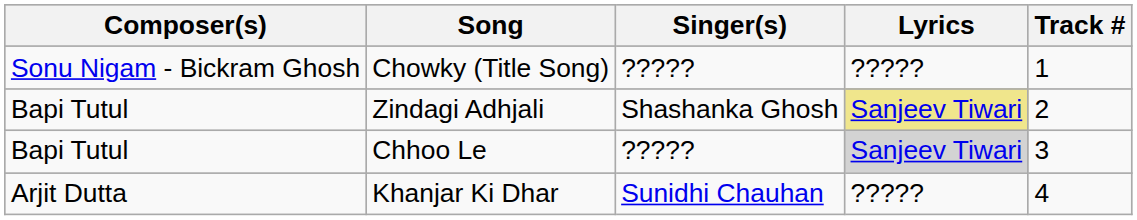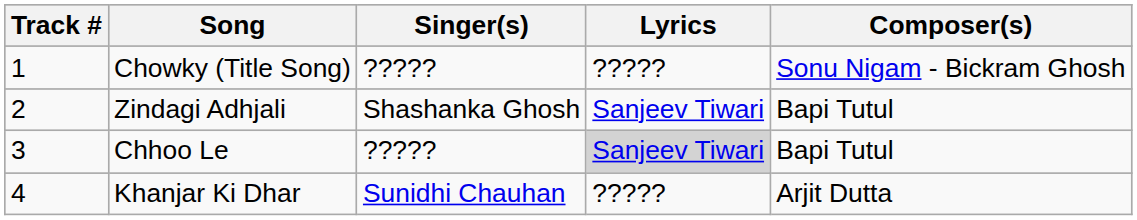columns swapped: (1080, 25) <-> (185, 25)
(936, 109) khaki background -> (678, 109) no background
